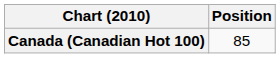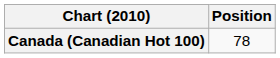(242, 40) 85 -> (242, 40) 78
